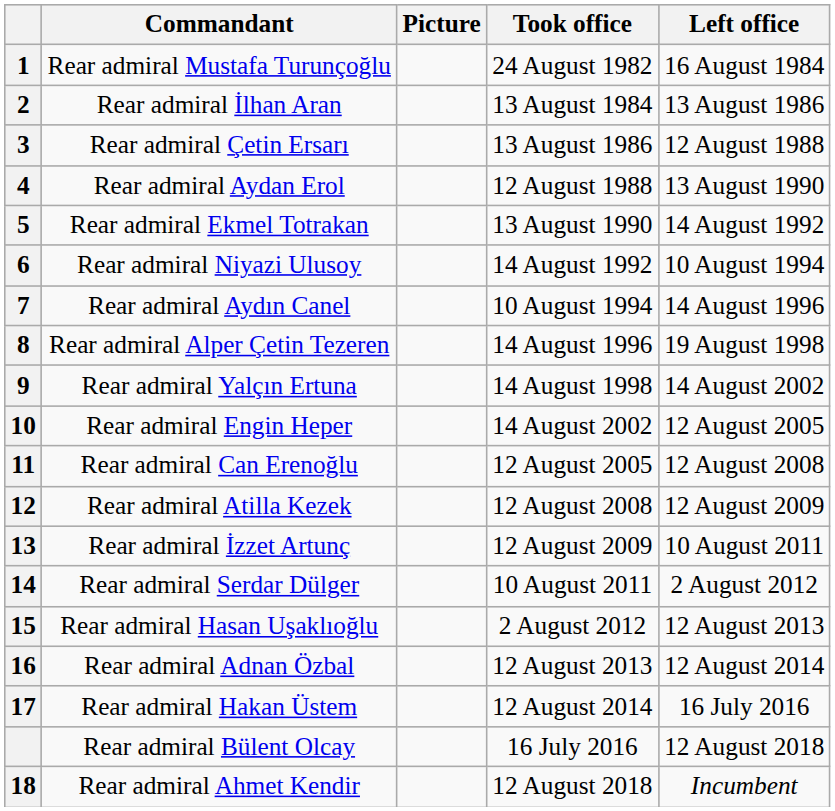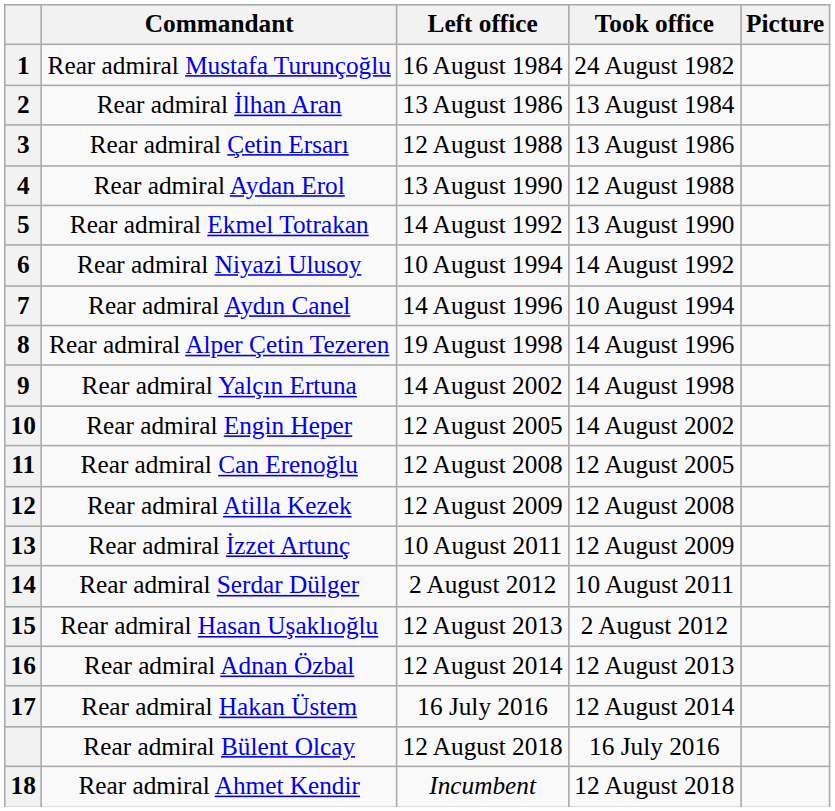columns swapped: (442, 24) <-> (744, 24)
